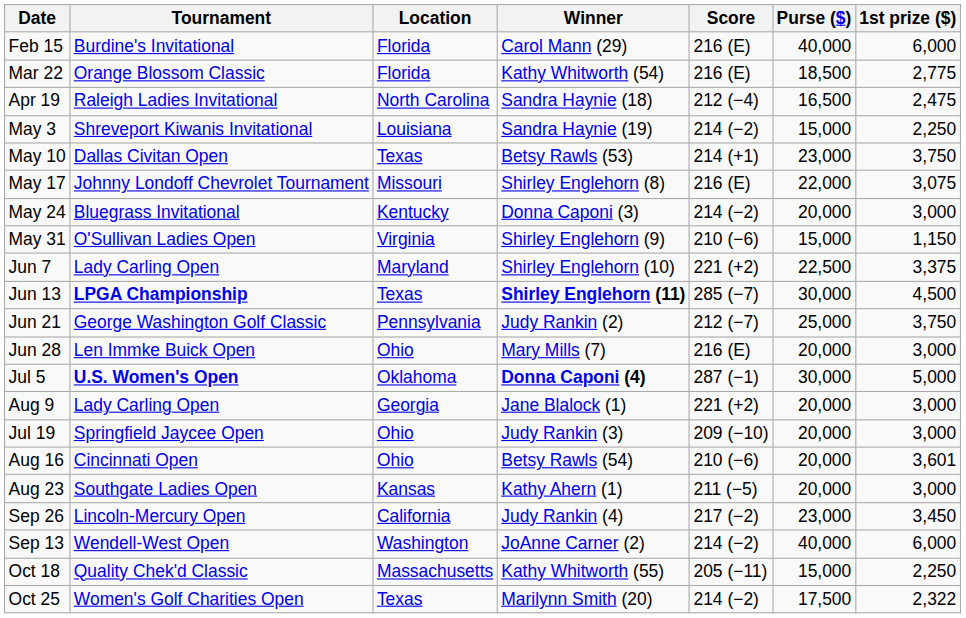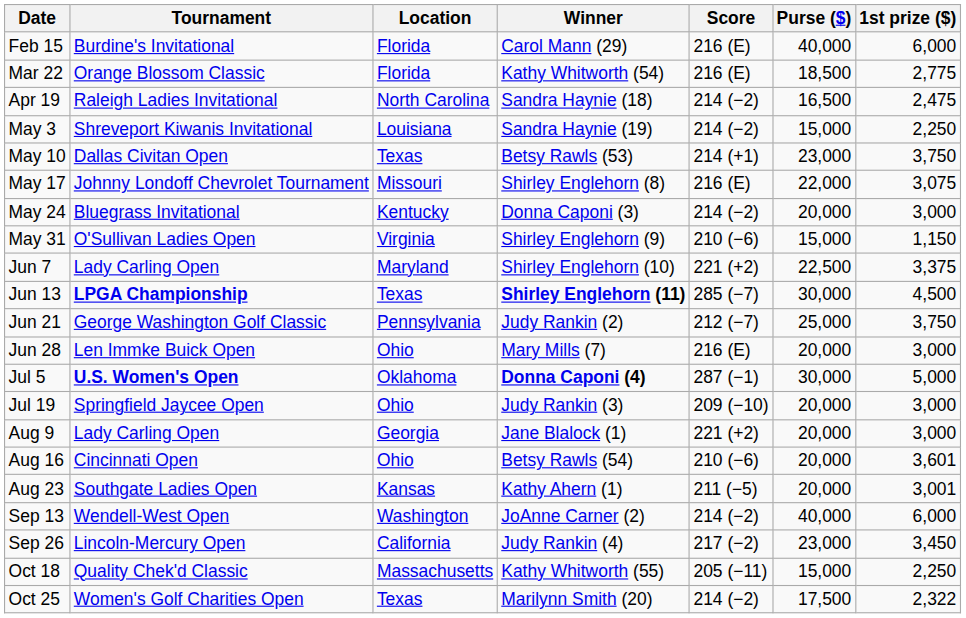(726, 101) 212 (−4) -> (726, 101) 214 (−2)
rows swapped: (32, 433) <-> (31, 405)
(934, 488) 3,000 -> (934, 488) 3,001
rows swapped: (36, 543) <-> (36, 516)
